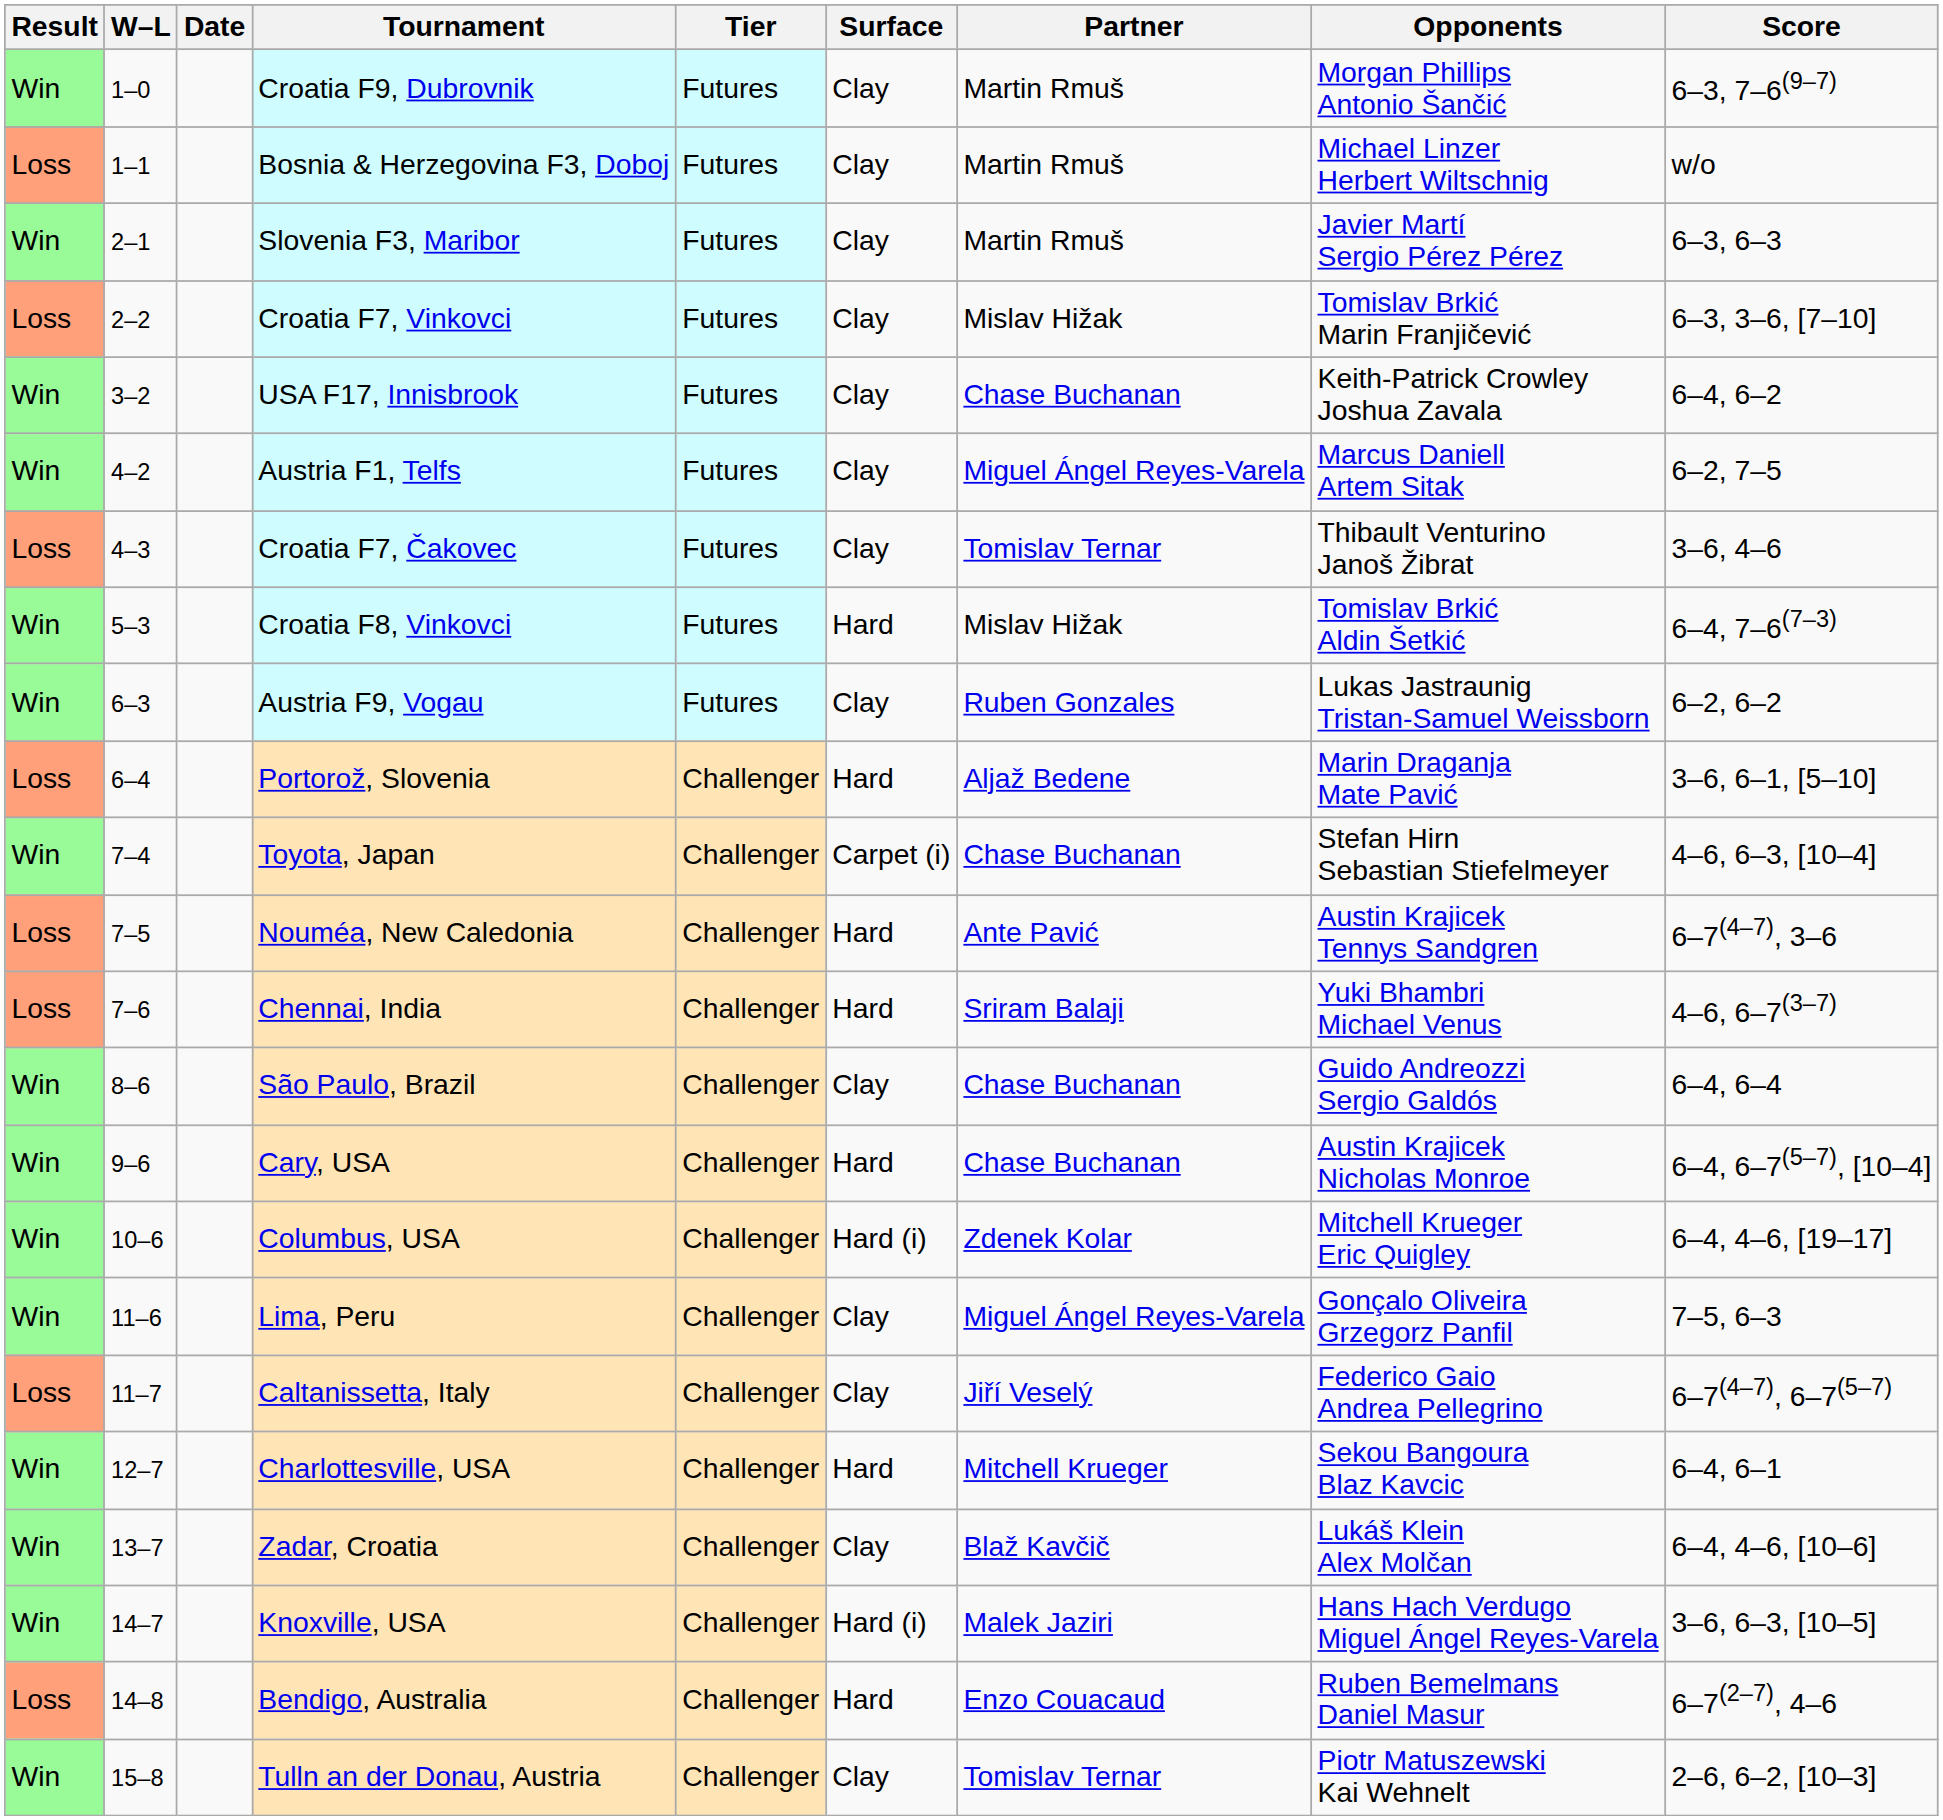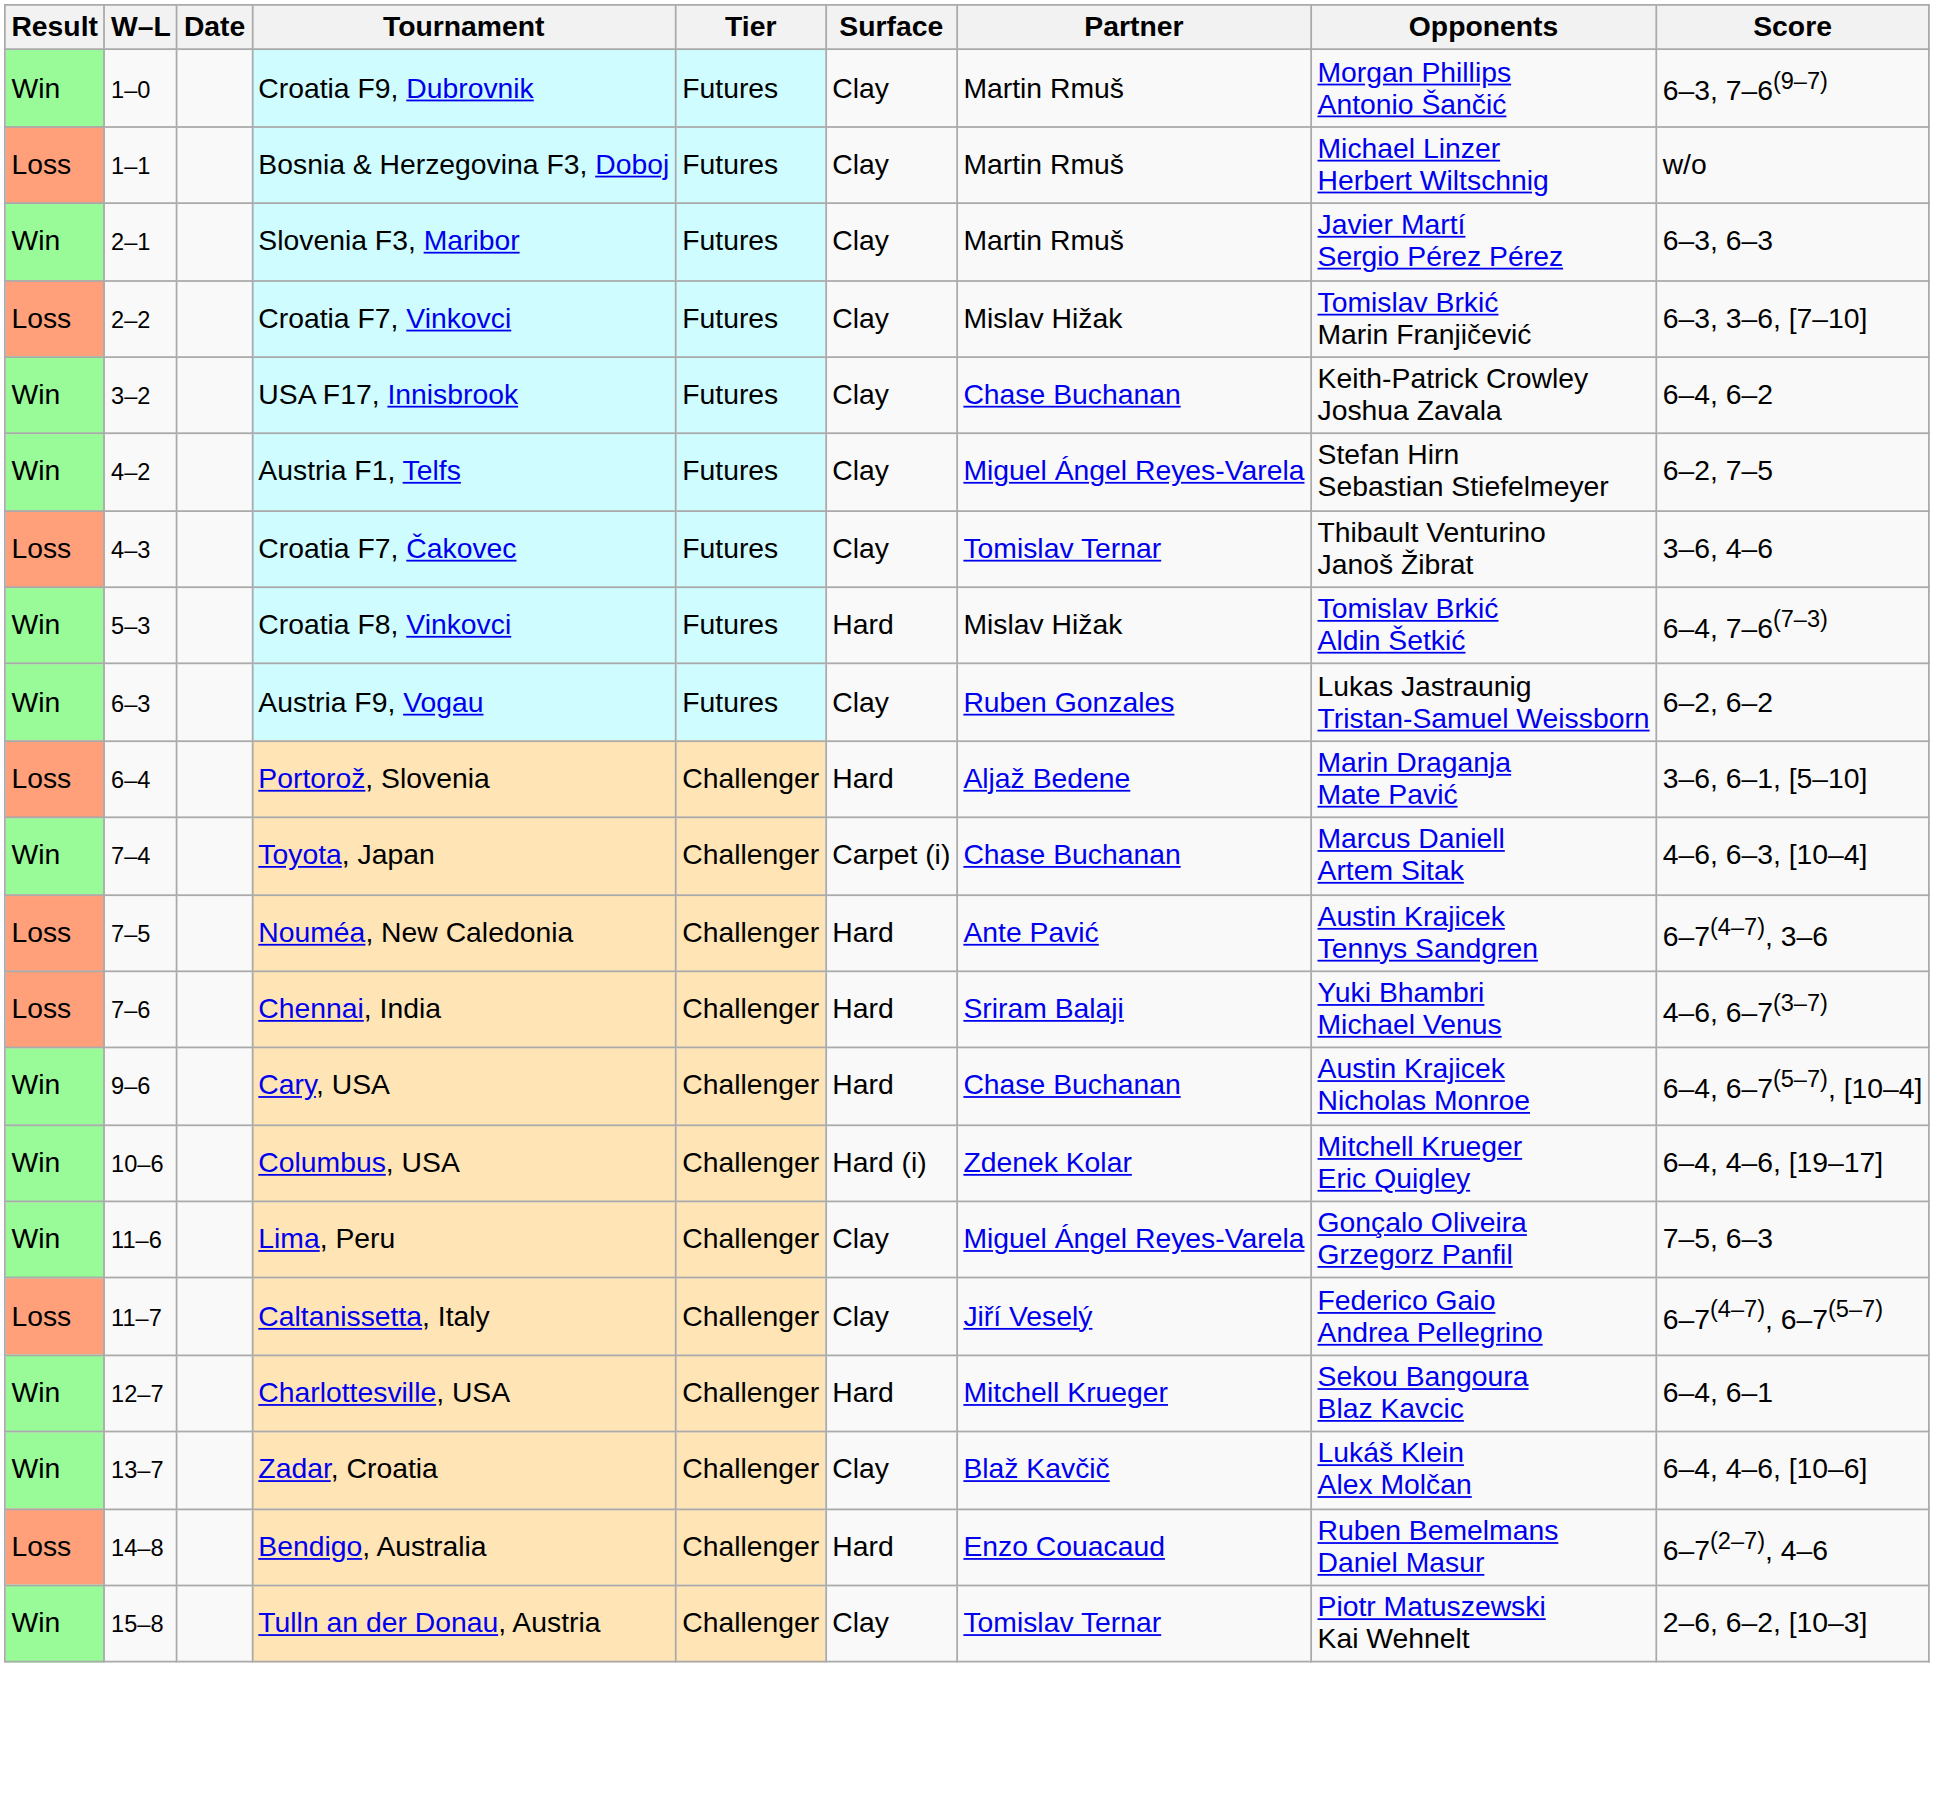(1411, 471) Marcus Daniell Artem Sitak -> (1463, 471) Stefan Hirn Sebastian Stiefelmeyer
(1463, 855) Stefan Hirn Sebastian Stiefelmeyer -> (1411, 855) Marcus Daniell Artem Sitak
- row: (367, 1085)
- row: (352, 1623)
